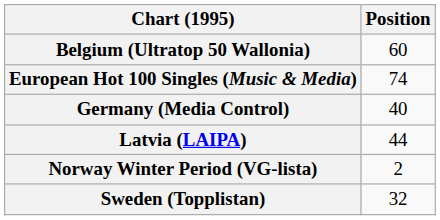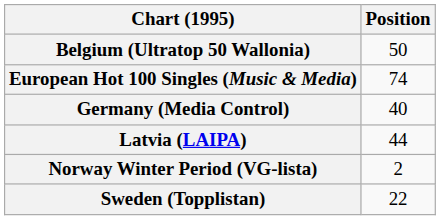(398, 49) 60 -> (398, 49) 50
(398, 199) 32 -> (398, 199) 22
